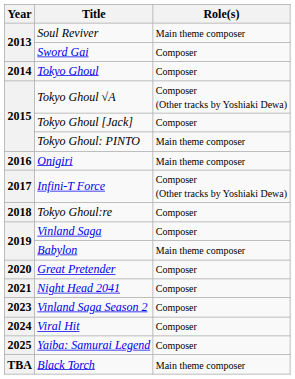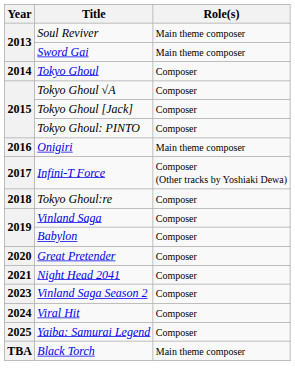(176, 52) Composer -> (200, 52) Main theme composer
(221, 97) Composer (Other tracks by Yoshiaki Dewa) -> (176, 90) Composer
(200, 142) Main theme composer -> (176, 128) Composer
(200, 251) Main theme composer -> (176, 237) Composer
